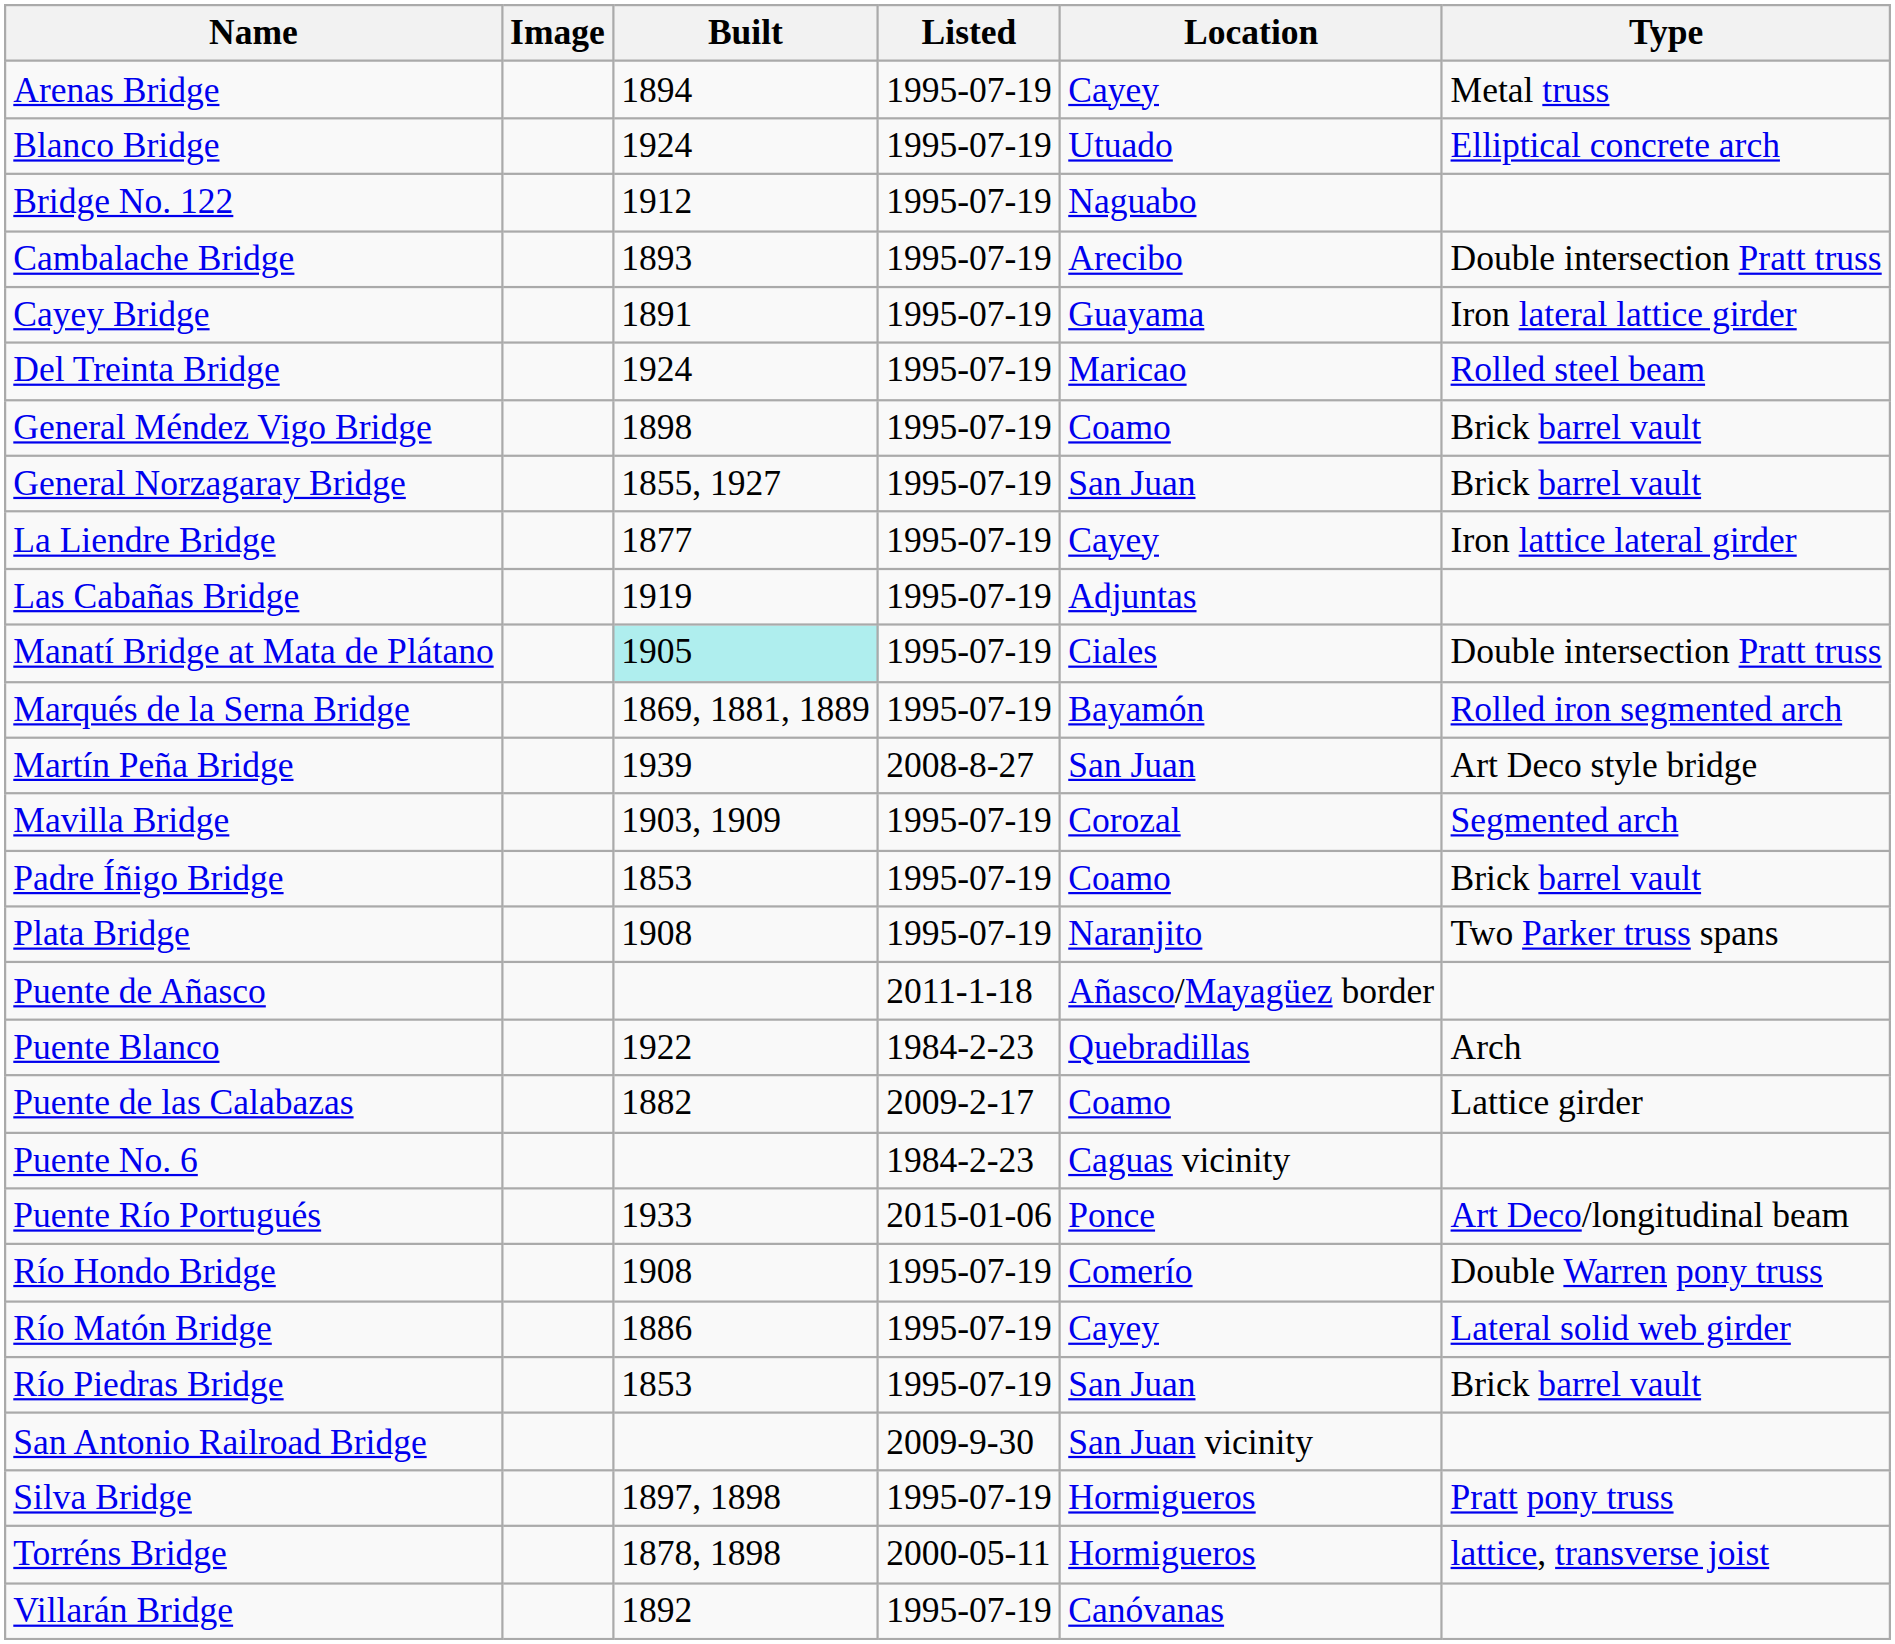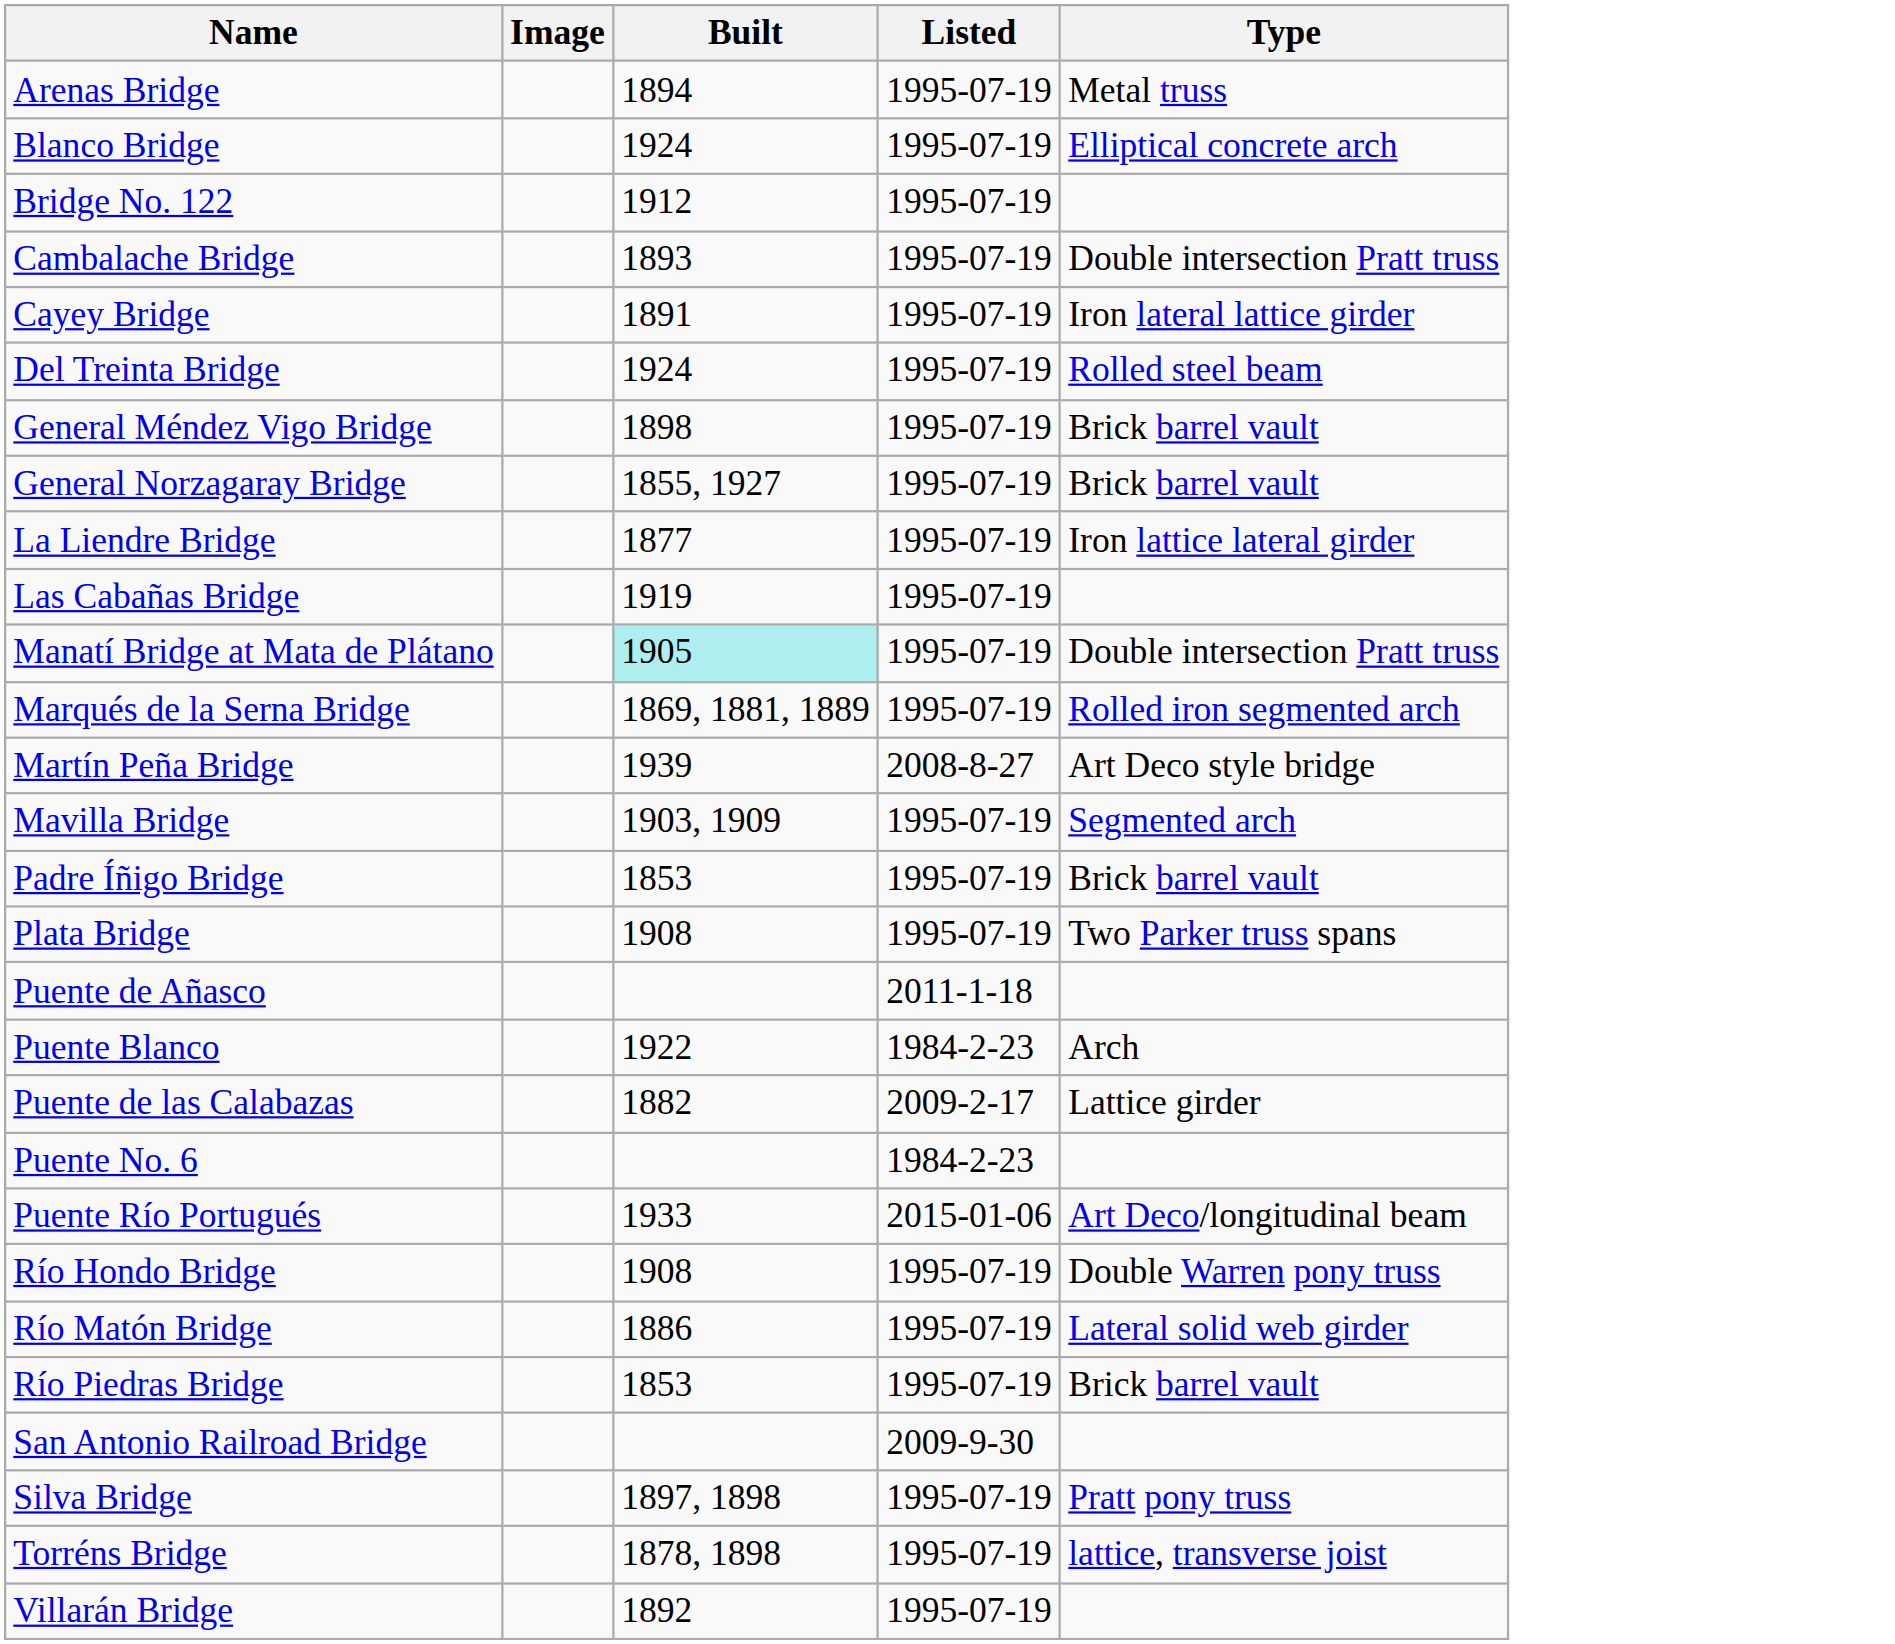- column: (1251, 32)
(968, 1553) 2000-05-11 -> (969, 1553) 1995-07-19
